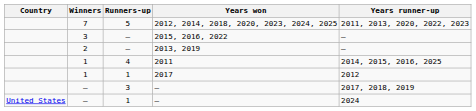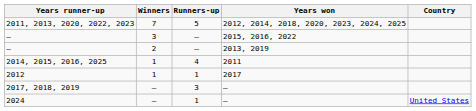columns swapped: (36, 10) <-> (405, 10)
